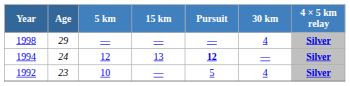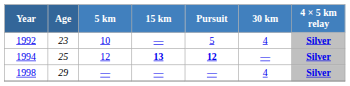rows swapped: (26, 73) <-> (26, 40)
(63, 57) 24 -> (63, 57) 25
(159, 57) normal -> (159, 57) bold
